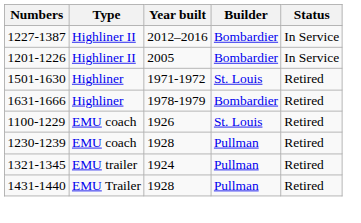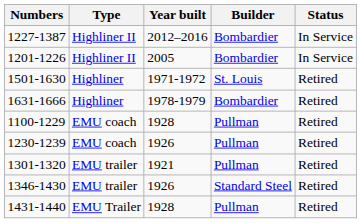(161, 121) 1926 -> (161, 121) 1928
(238, 121) St. Louis -> (236, 121) Pullman
(161, 143) 1928 -> (161, 143) 1926
+ row: (37, 164)
- row: (37, 164)
+ row: (37, 185)
